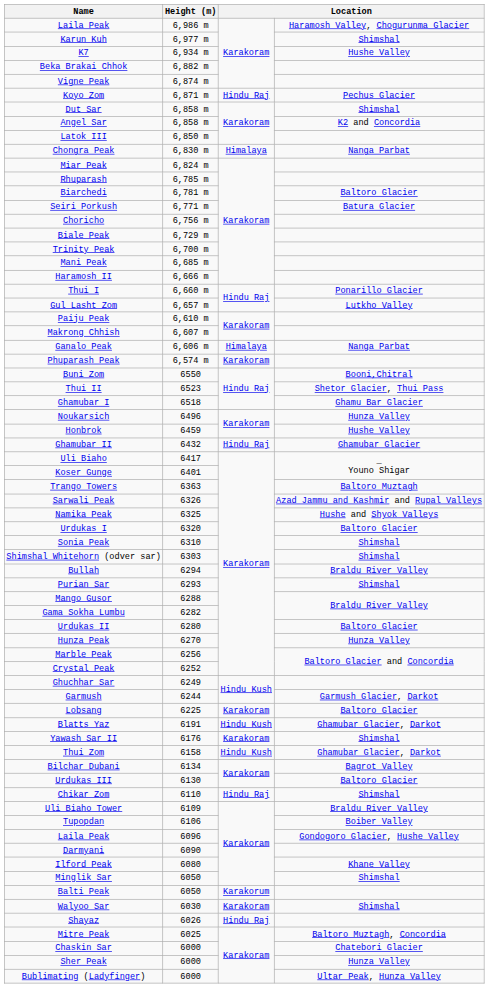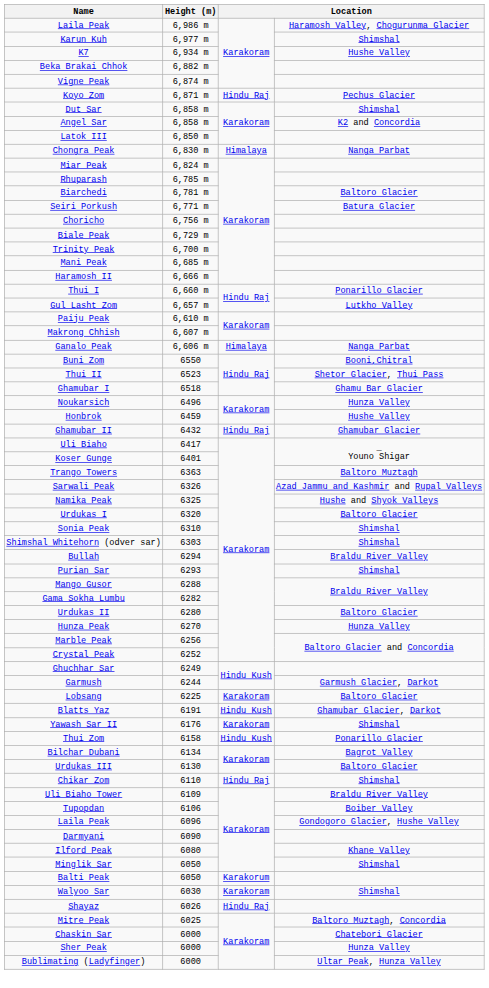- row: (84, 361)
(379, 752) Ghamubar Glacier, Darkot -> (379, 738) Ponarillo Glacier
